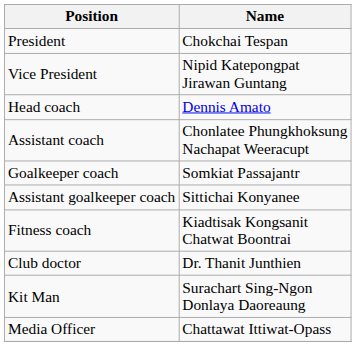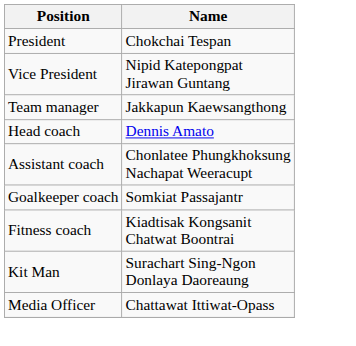+ row: (53, 107)
- row: (92, 197)
- row: (44, 263)
